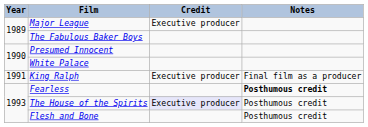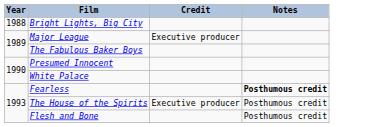+ row: (86, 24)
- row: (54, 77)
(196, 103) lavender background -> (196, 103) no background
